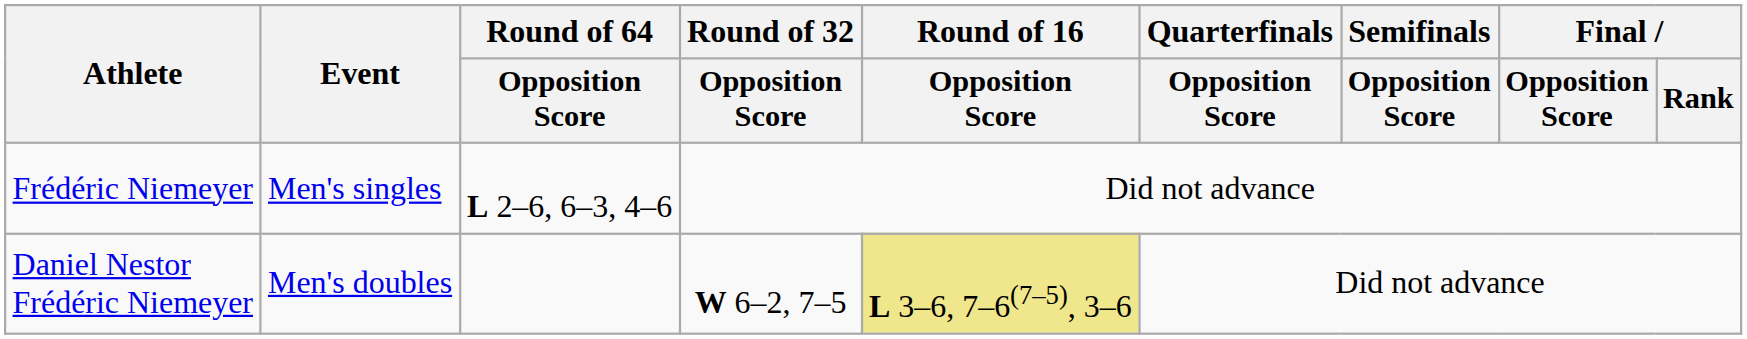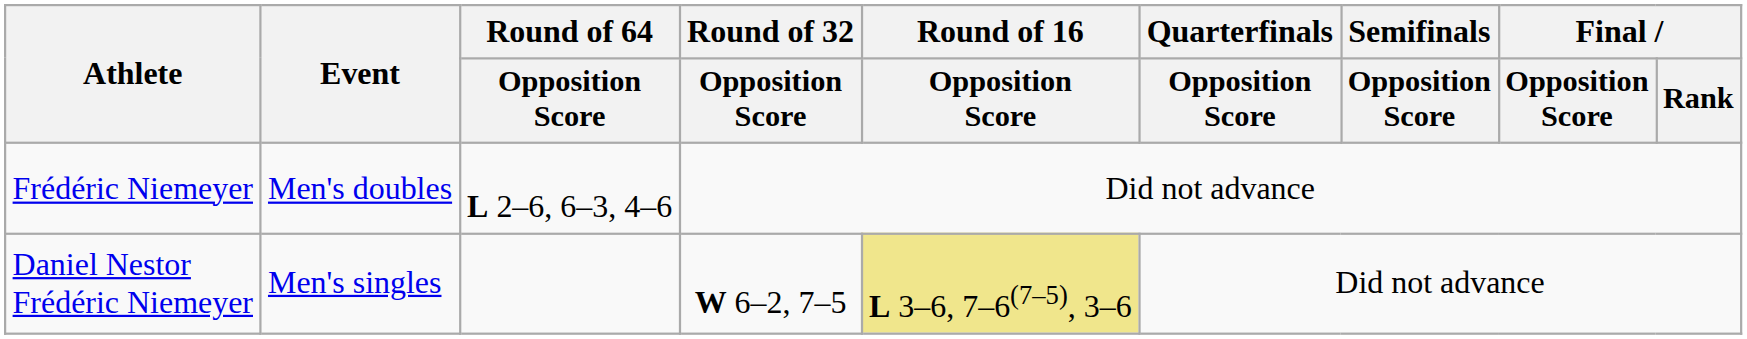(355, 188) Men's singles -> (360, 188) Men's doubles
(360, 282) Men's doubles -> (355, 282) Men's singles
